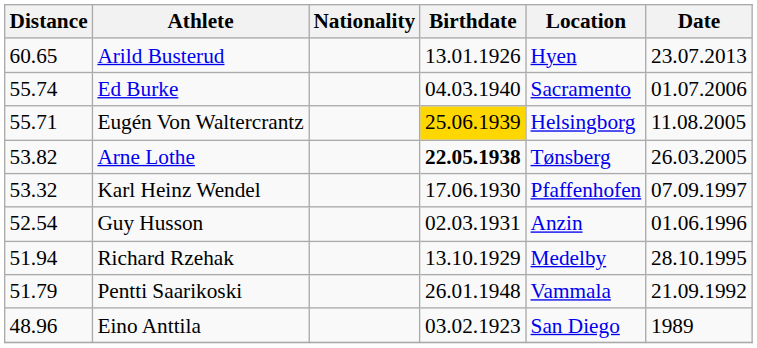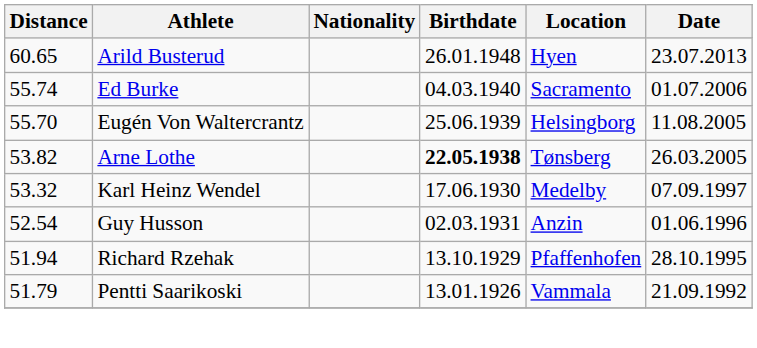(473, 55) 13.01.1926 -> (473, 55) 26.01.1948
(34, 122) 55.71 -> (34, 122) 55.70
(473, 122) gold background -> (473, 122) no background
(586, 190) Pfaffenhofen -> (568, 190) Medelby
(568, 257) Medelby -> (586, 257) Pfaffenhofen
(473, 291) 26.01.1948 -> (473, 291) 13.01.1926
- row: (149, 325)
